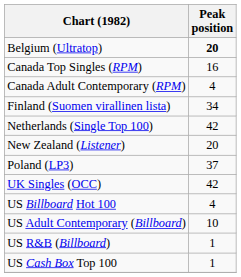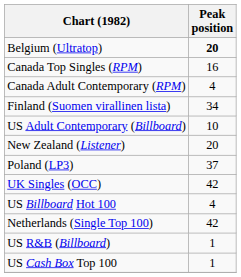rows swapped: (80, 125) <-> (96, 223)
